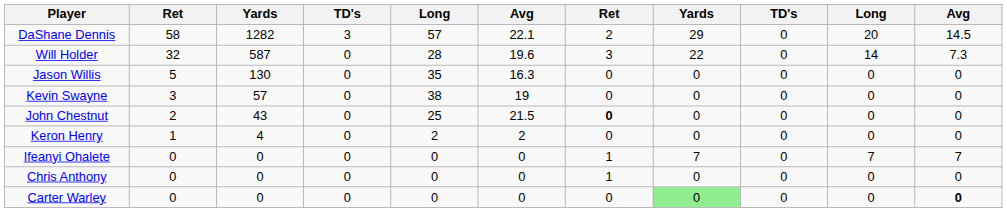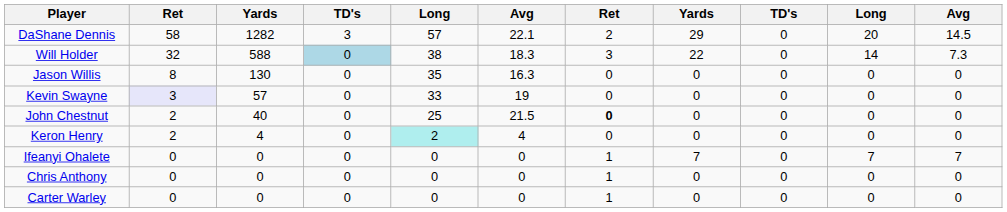(260, 55) 587 -> (260, 55) 588
(347, 55) no background -> (347, 55) lightblue background
(435, 55) 28 -> (435, 55) 38
(522, 55) 19.6 -> (522, 55) 18.3
(173, 75) 5 -> (173, 75) 8
(173, 95) no background -> (173, 95) lavender background
(435, 95) 38 -> (435, 95) 33
(260, 116) 43 -> (260, 116) 40
(173, 136) 1 -> (173, 136) 2
(435, 136) no background -> (435, 136) paleturquoise background
(522, 136) 2 -> (522, 136) 4
(609, 197) 0 -> (609, 197) 1
(696, 197) lightgreen background -> (696, 197) no background
(958, 197) bold -> (958, 197) normal
